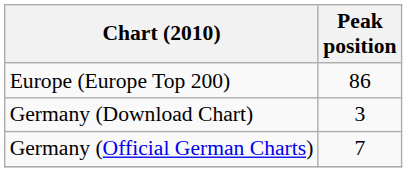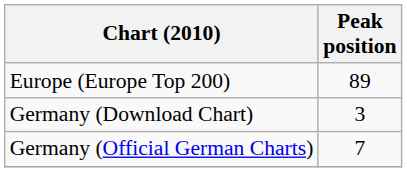(360, 80) 86 -> (360, 80) 89
